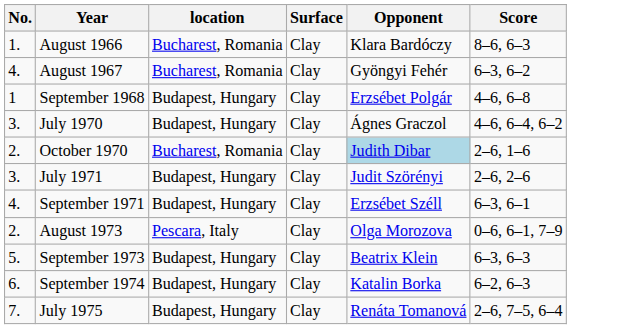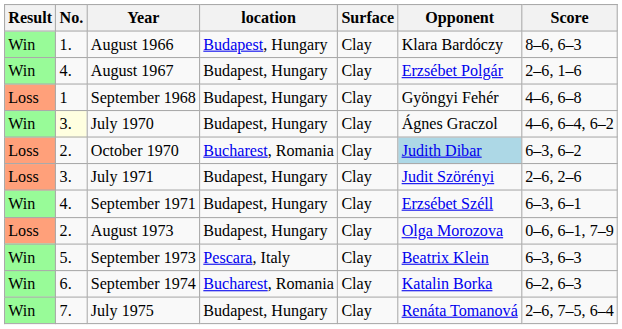+ column: (30, 17)
(217, 44) Bucharest, Romania -> (265, 44) Budapest, Hungary
(217, 71) Bucharest, Romania -> (265, 71) Budapest, Hungary
(399, 71) Gyöngyi Fehér -> (452, 71) Erzsébet Polgár
(502, 71) 6–3, 6–2 -> (553, 71) 2–6, 1–6
(401, 97) Erzsébet Polgár -> (450, 97) Gyöngyi Fehér
(14, 124) no background -> (66, 124) lightyellow background
(502, 150) 2–6, 1–6 -> (553, 150) 6–3, 6–2
(195, 230) Pescara, Italy -> (265, 230) Budapest, Hungary
(214, 257) Budapest, Hungary -> (247, 257) Pescara, Italy
(214, 283) Budapest, Hungary -> (269, 283) Bucharest, Romania
